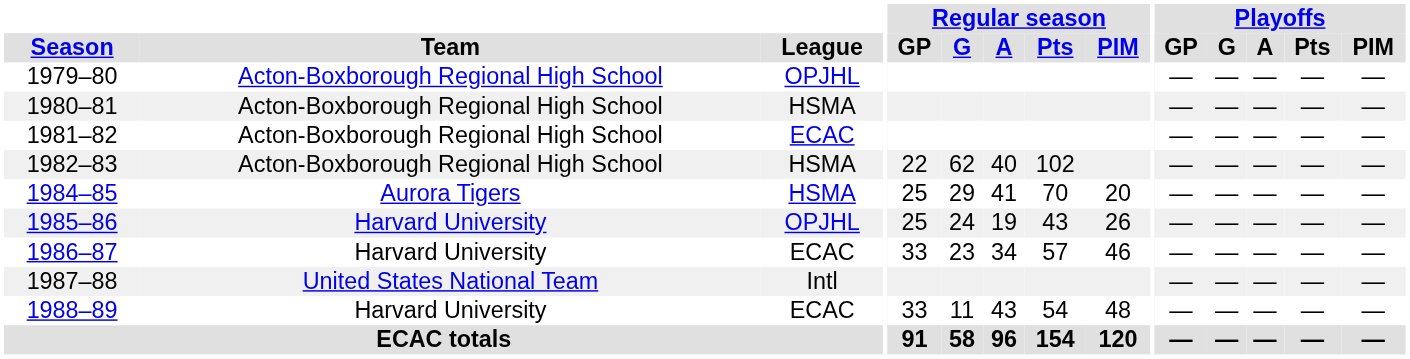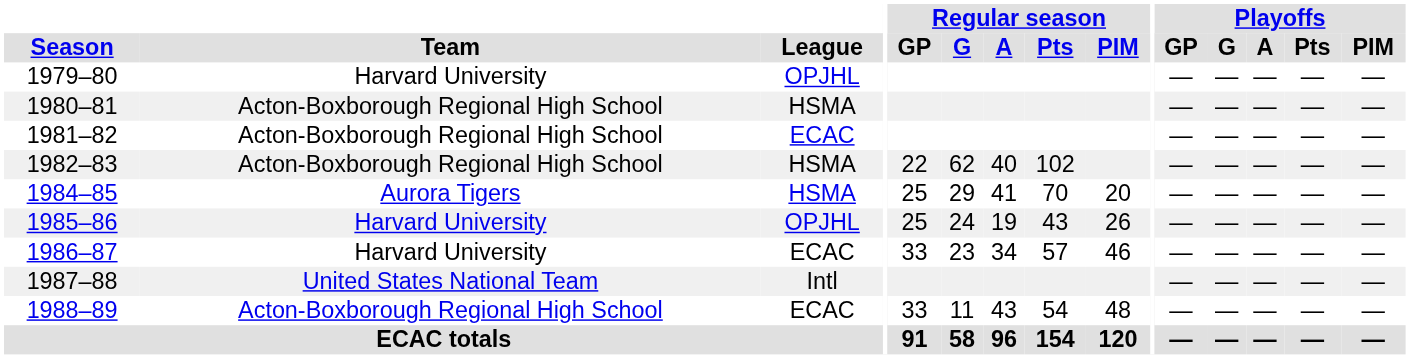(450, 76) Acton-Boxborough Regional High School -> (450, 76) Harvard University
(450, 310) Harvard University -> (450, 310) Acton-Boxborough Regional High School
